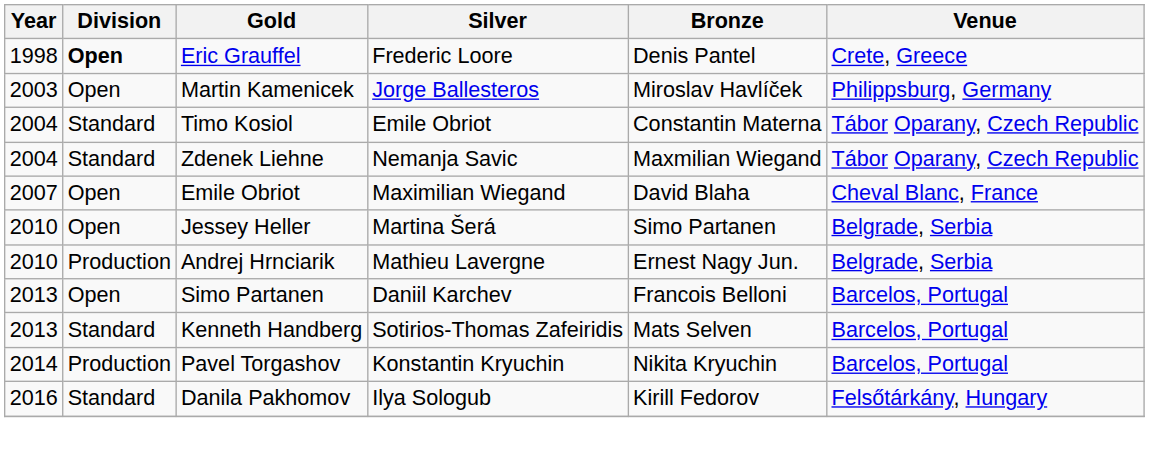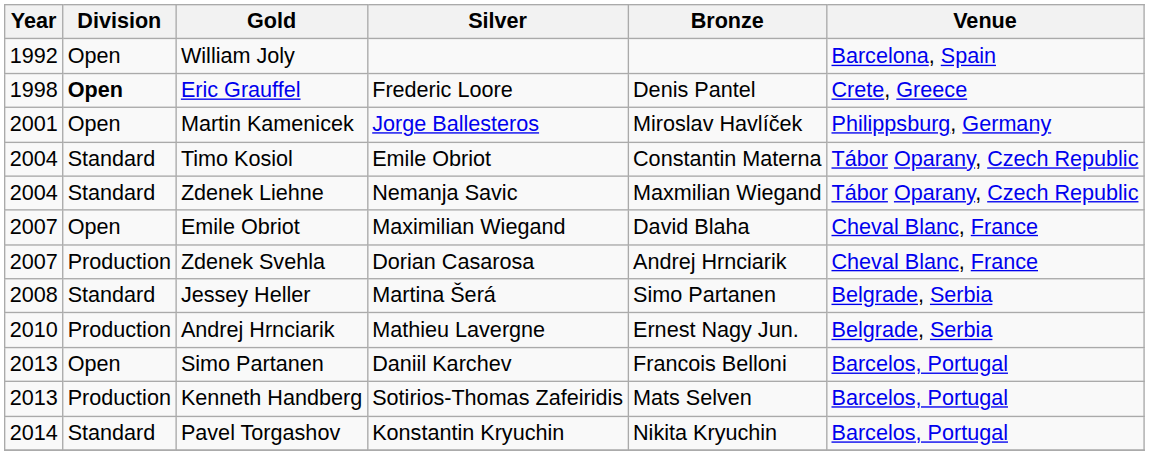+ row: (238, 55)
(34, 90) 2003 -> (34, 124) 2001
+ row: (253, 261)
(34, 227) 2010 -> (34, 295) 2008
(94, 227) Open -> (111, 295) Standard
(111, 329) Standard -> (119, 398) Production
(119, 364) Production -> (111, 432) Standard
- row: (266, 398)
